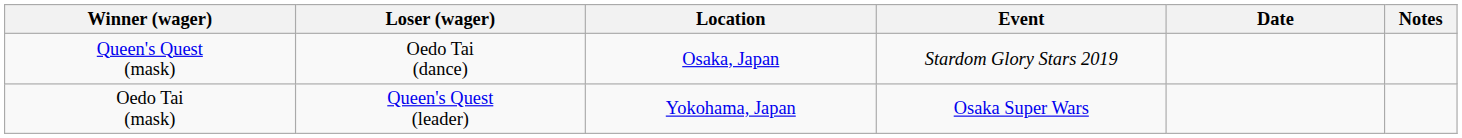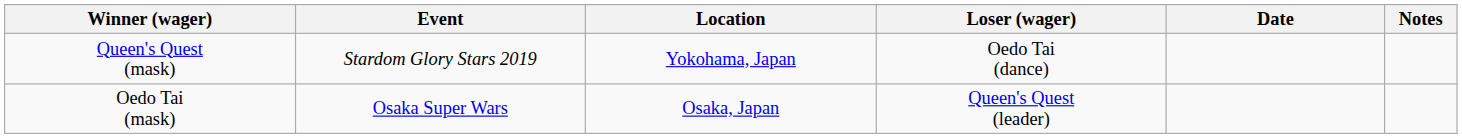columns swapped: (440, 19) <-> (1021, 19)
(731, 58) Osaka, Japan -> (731, 58) Yokohama, Japan
(731, 108) Yokohama, Japan -> (731, 108) Osaka, Japan
